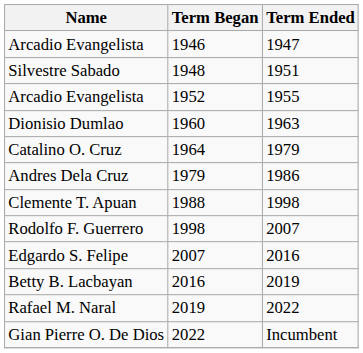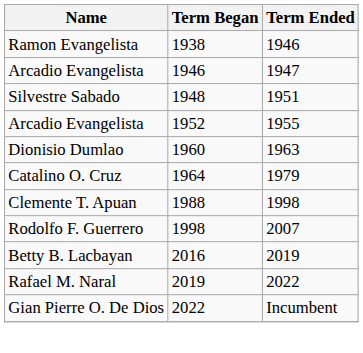+ row: (73, 44)
- row: (68, 176)
- row: (68, 255)
